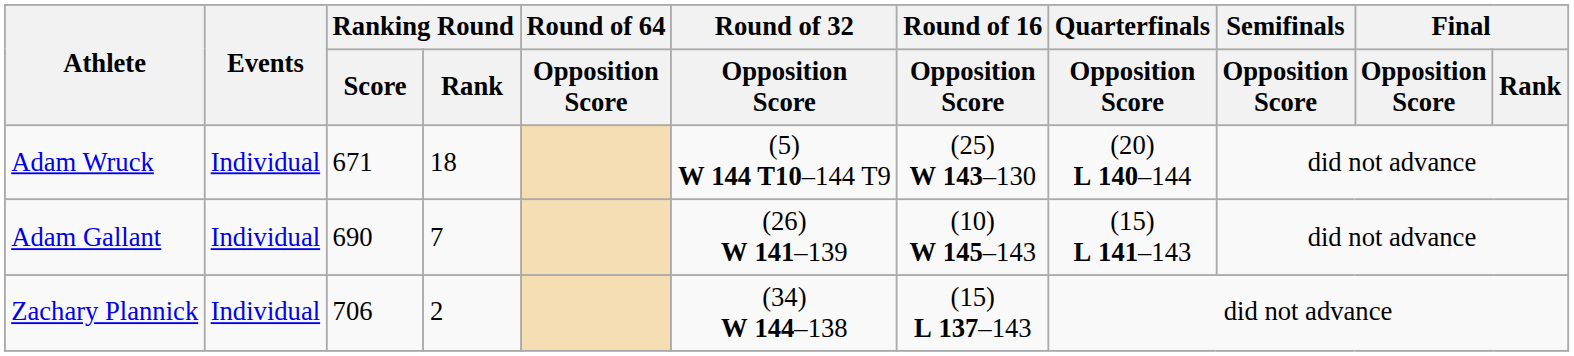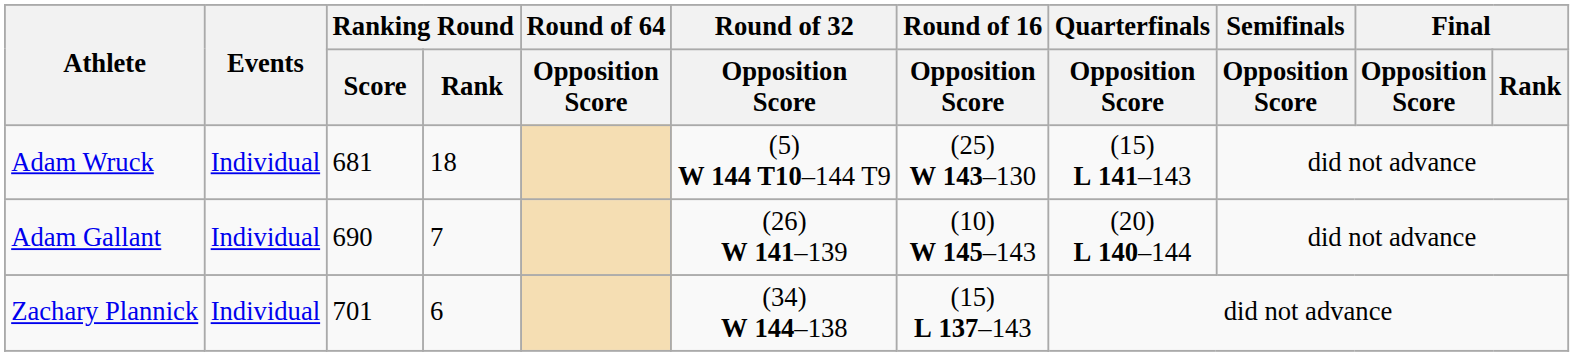(353, 161) 671 -> (353, 161) 681
(1132, 161) (20) L 140–144 -> (1132, 161) (15) L 141–143
(1132, 237) (15) L 141–143 -> (1132, 237) (20) L 140–144
(353, 312) 706 -> (353, 312) 701
(437, 312) 2 -> (437, 312) 6
